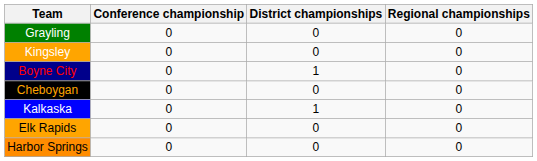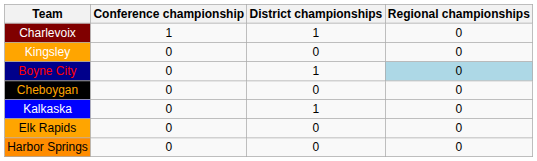+ row: (47, 33)
- row: (47, 33)
(459, 71) no background -> (459, 71) lightblue background
